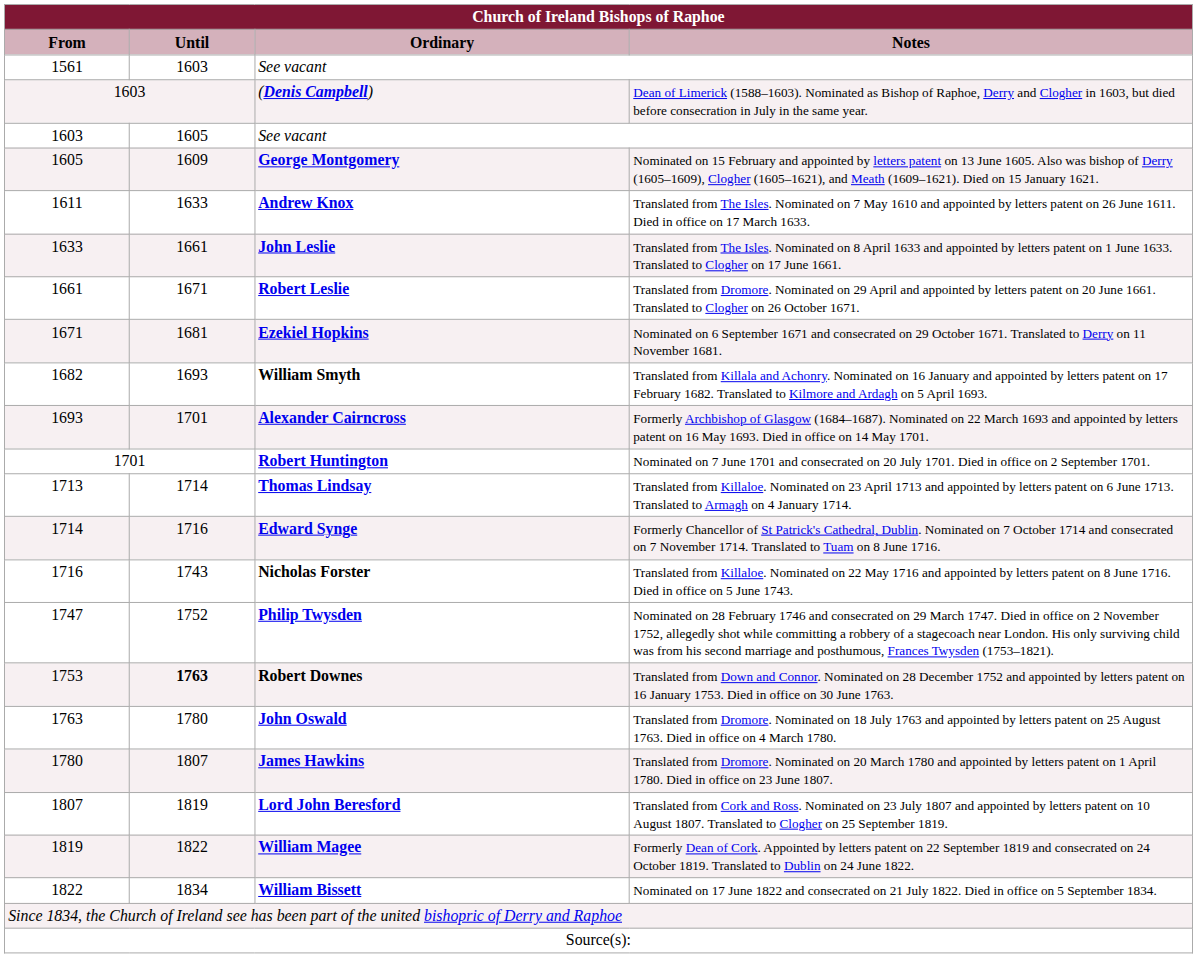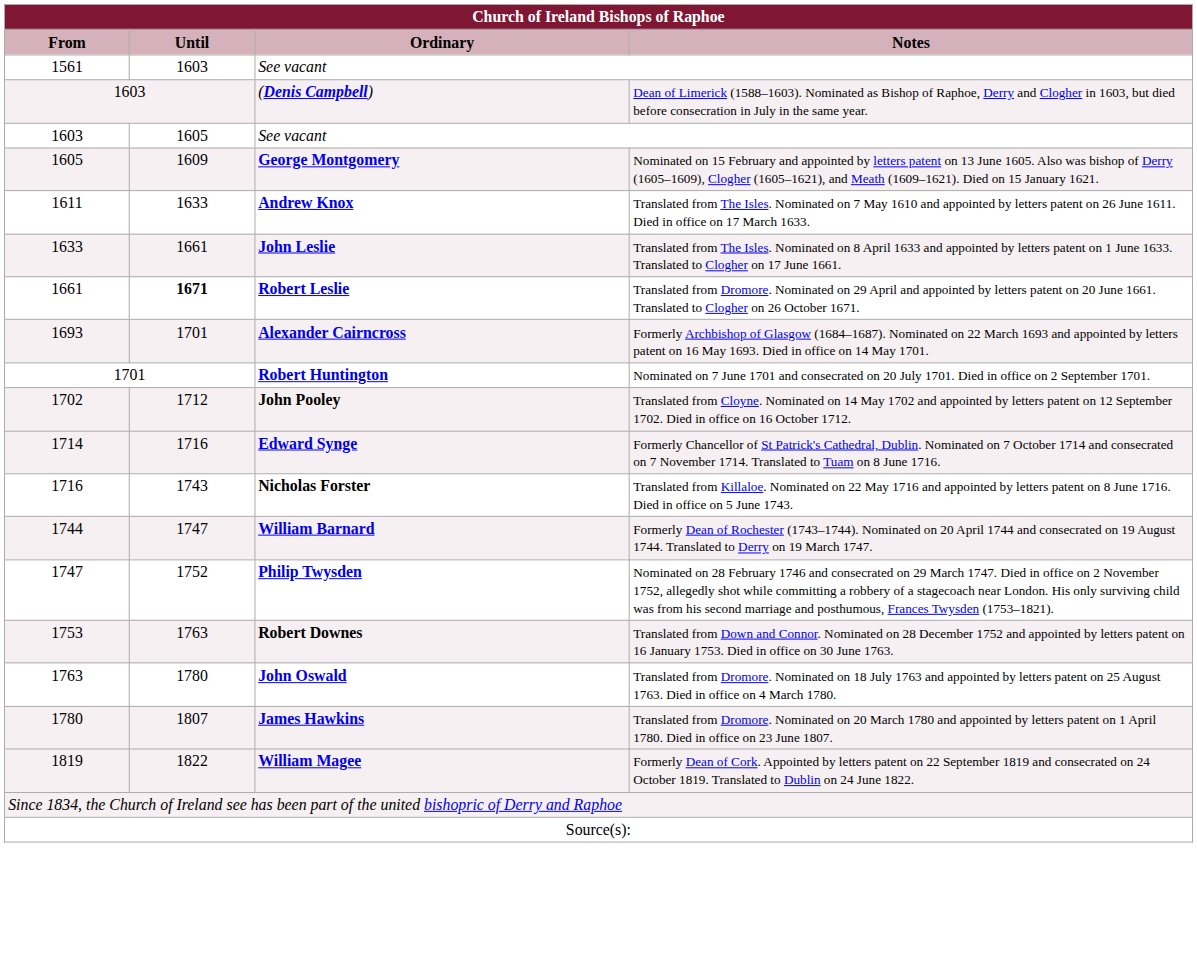(192, 289) normal -> (192, 289) bold
- row: (67, 332)
- row: (67, 375)
+ row: (67, 400)
- row: (67, 486)
+ row: (67, 529)
(192, 675) bold -> (192, 632) normal
- row: (67, 804)
- row: (67, 890)
